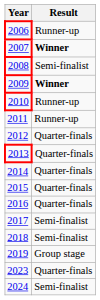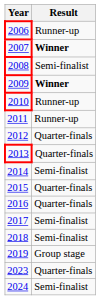(63, 171) Quarter-finals -> (61, 171) Semi-finalist
